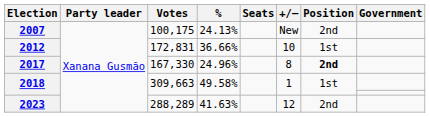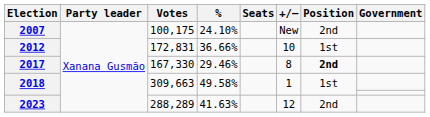(218, 30) 24.13% -> (218, 30) 24.10%
(218, 64) 24.96% -> (218, 64) 29.46%
